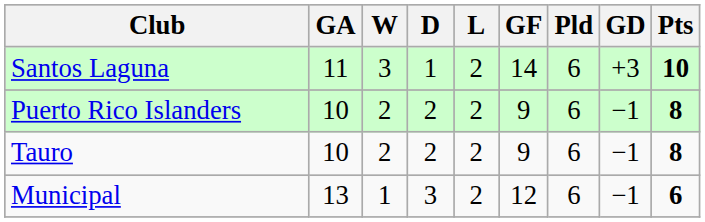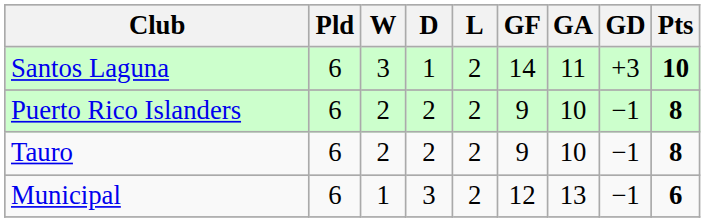columns swapped: (574, 25) <-> (336, 25)
